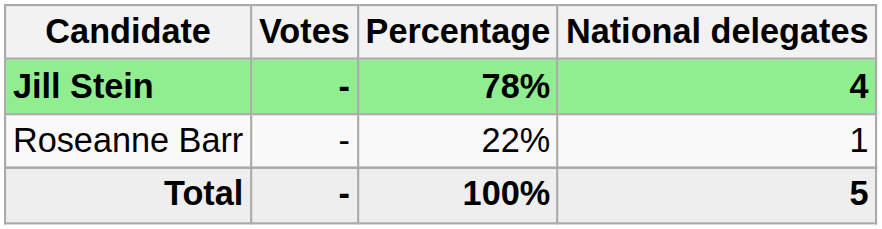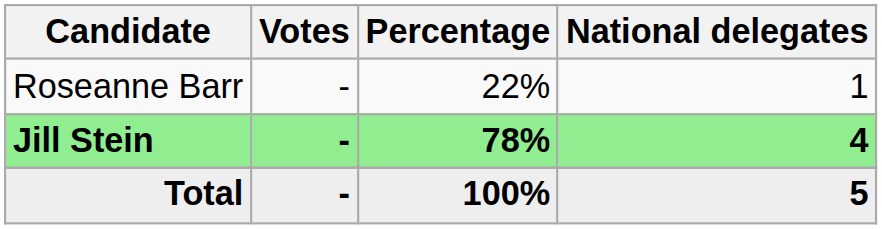rows swapped: (83, 85) <-> (128, 140)
